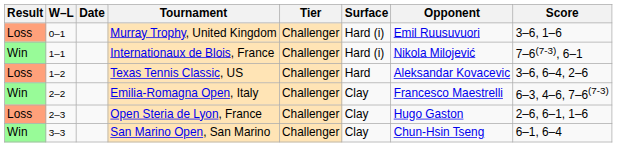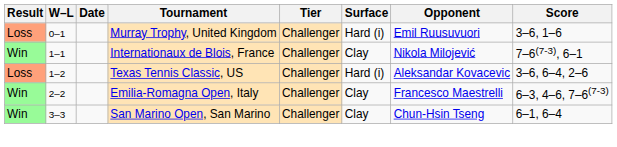(365, 53) Hard (i) -> (357, 53) Clay
(358, 73) Hard -> (365, 73) Hard (i)
- row: (186, 114)
